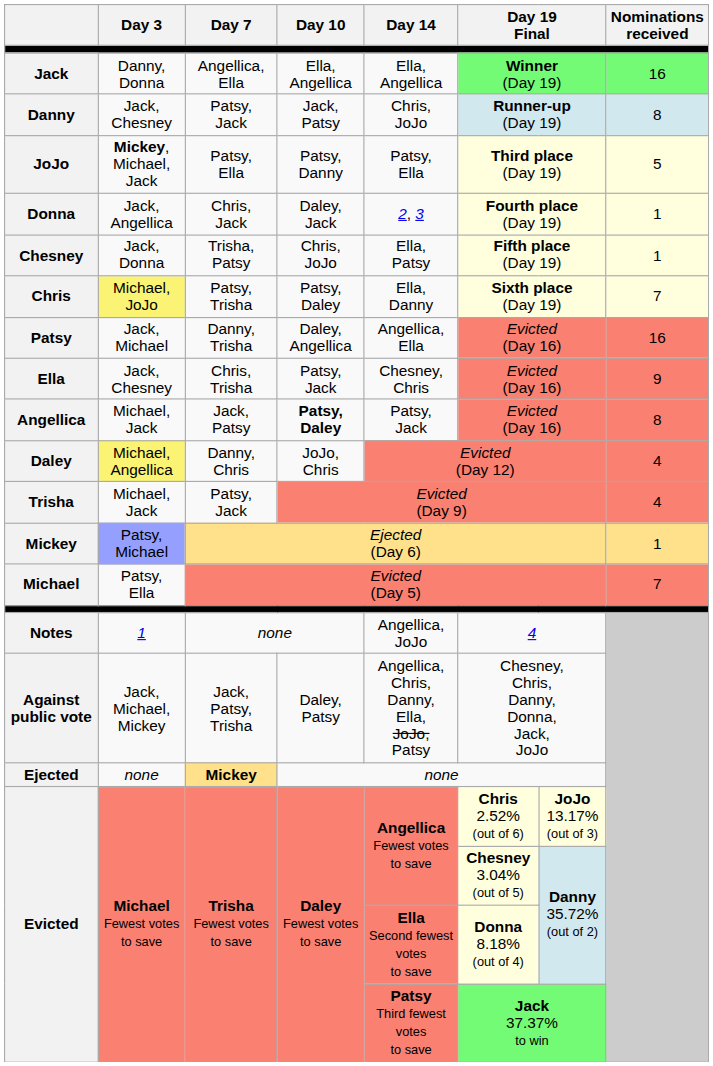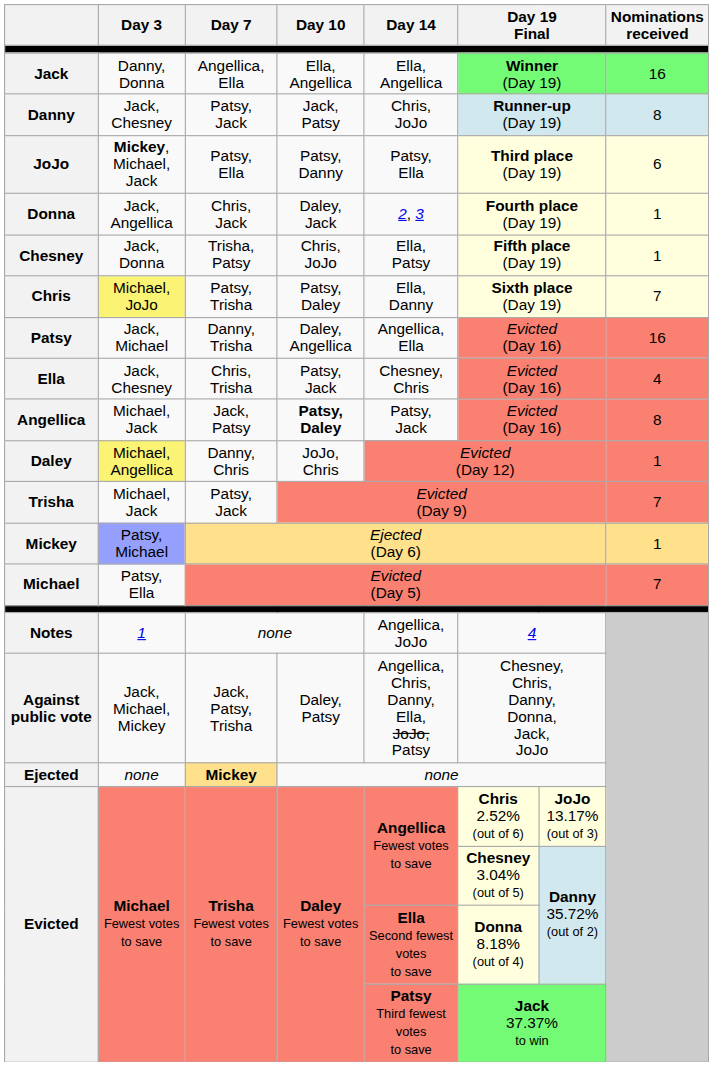(657, 164) 5 -> (657, 164) 6
(657, 378) 9 -> (657, 378) 4
(657, 461) 4 -> (657, 461) 1
(657, 502) 4 -> (657, 502) 7
